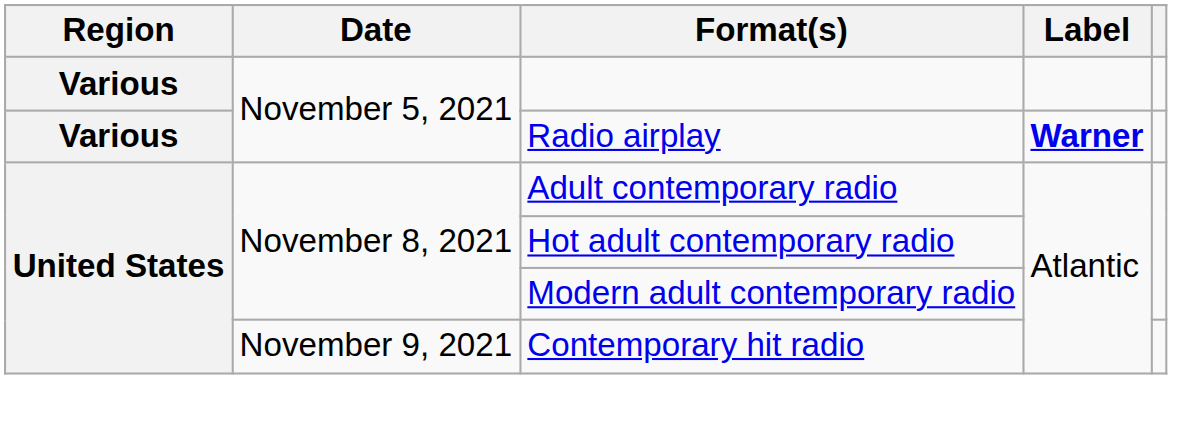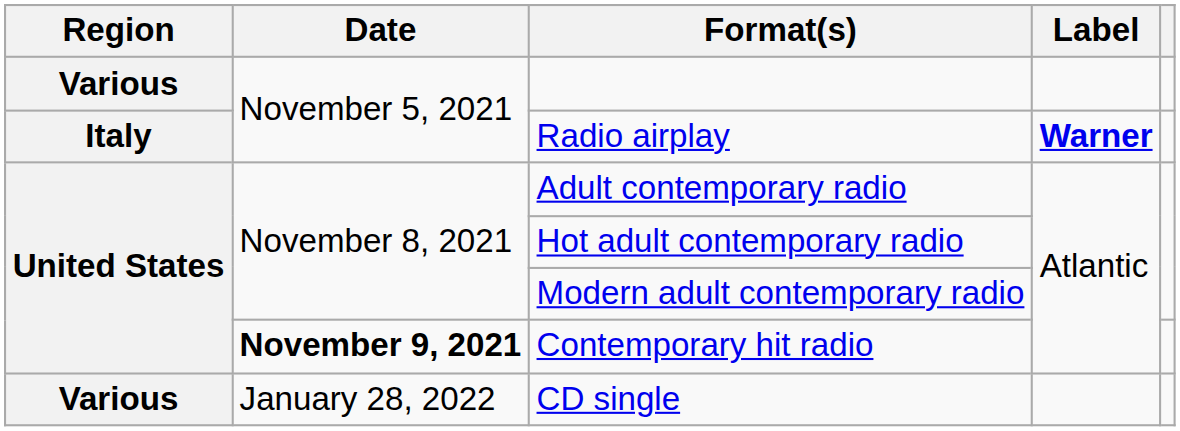(118, 135) Various -> (118, 135) Italy
(376, 345) normal -> (380, 345) bold
+ row: (608, 398)
